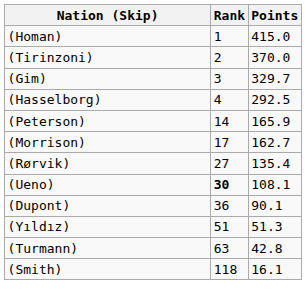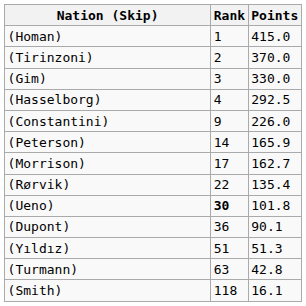(271, 79) 329.7 -> (271, 79) 330.0
+ row: (58, 121)
(222, 163) 27 -> (222, 185) 22
(271, 185) 108.1 -> (271, 206) 101.8
